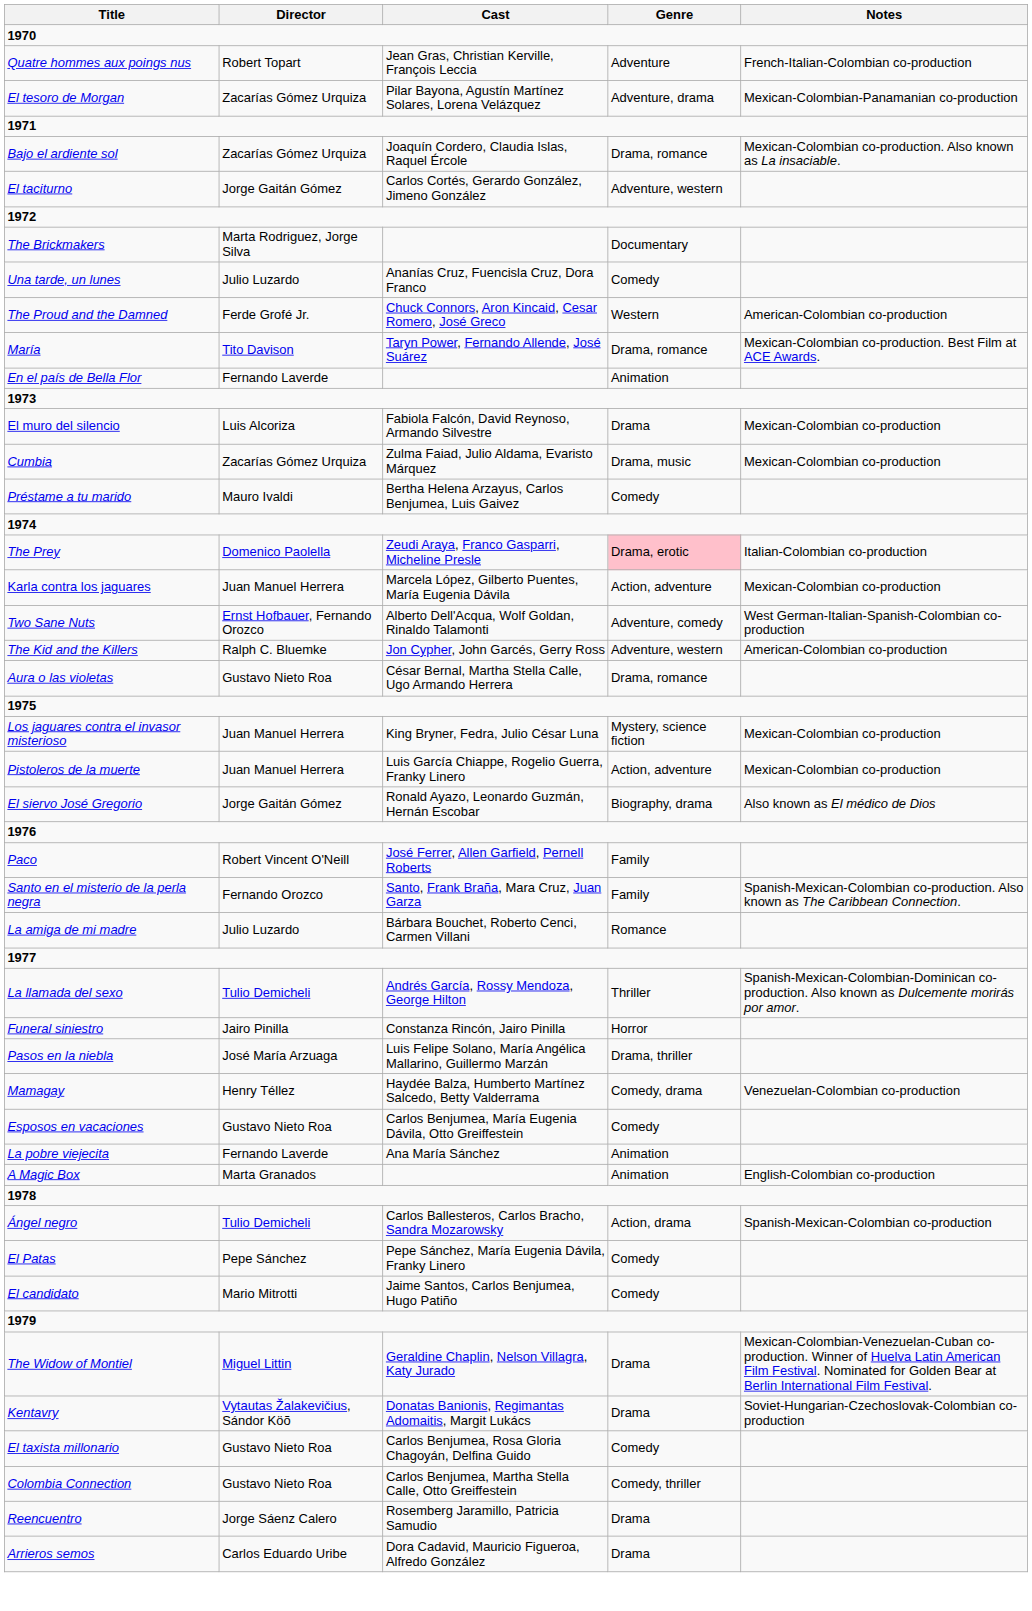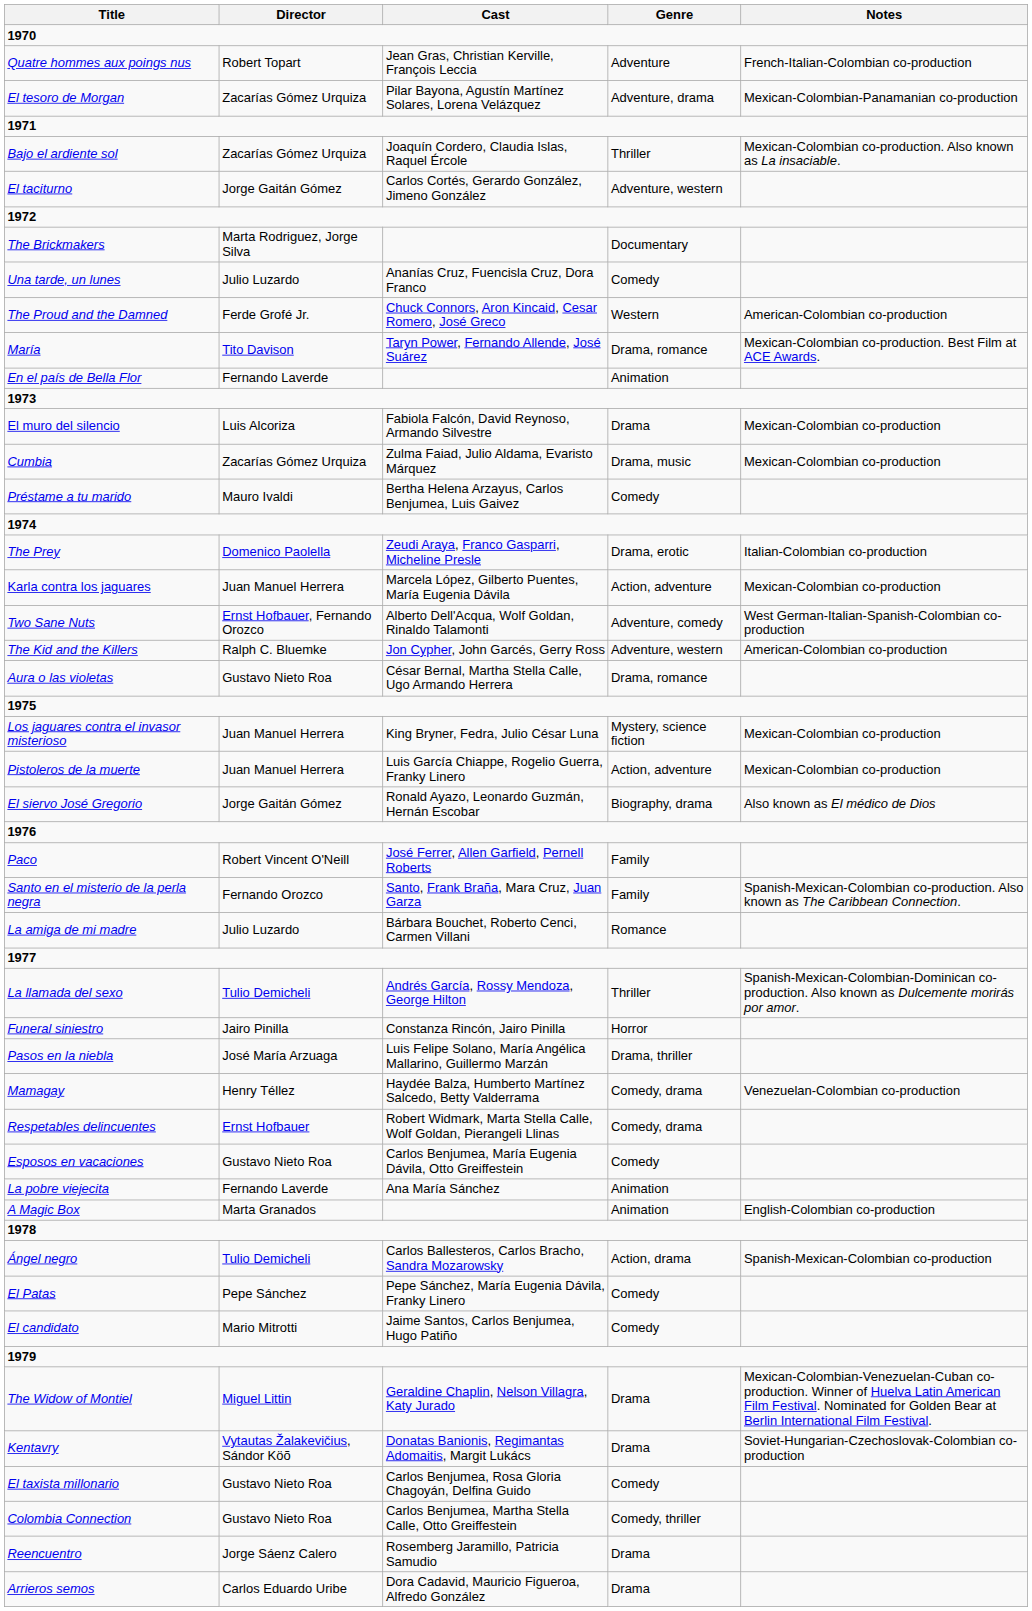(659, 153) Drama, romance -> (631, 153) Thriller
(650, 552) pink background -> (650, 552) no background
+ row: (82, 1126)
